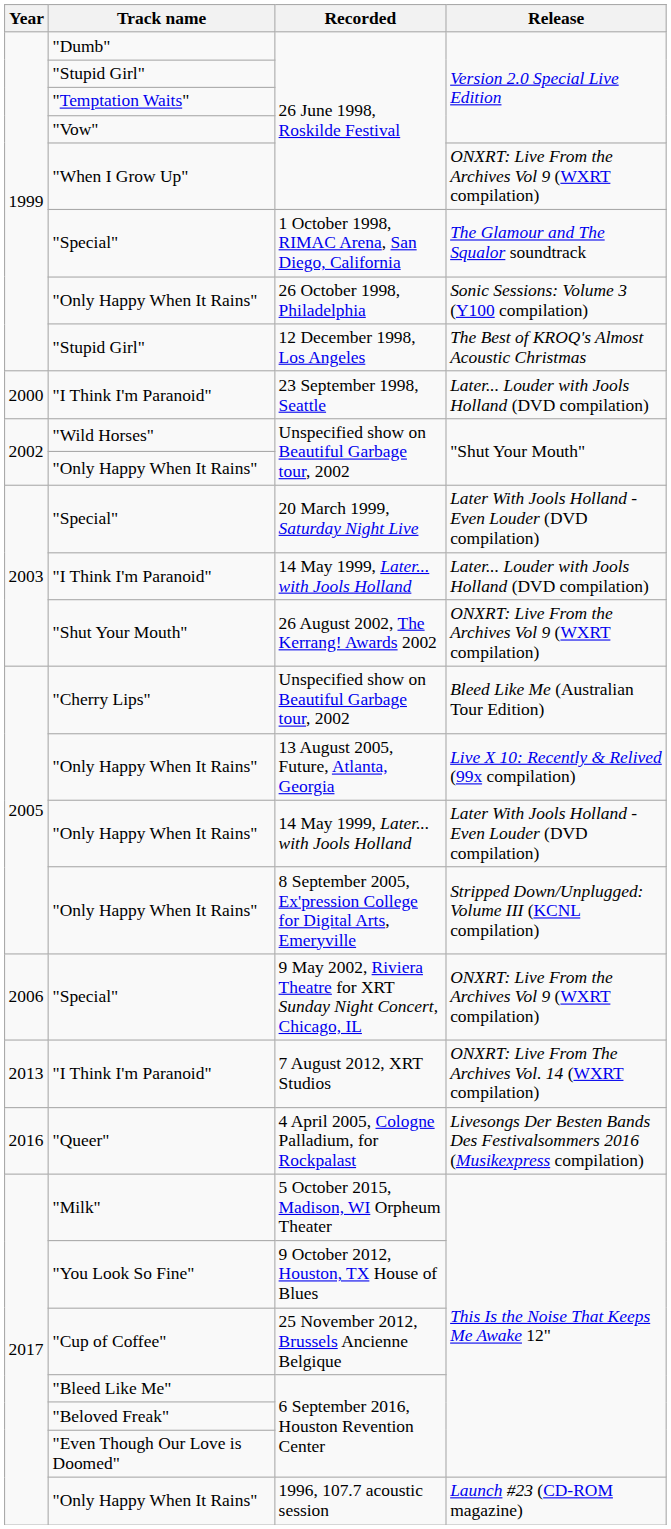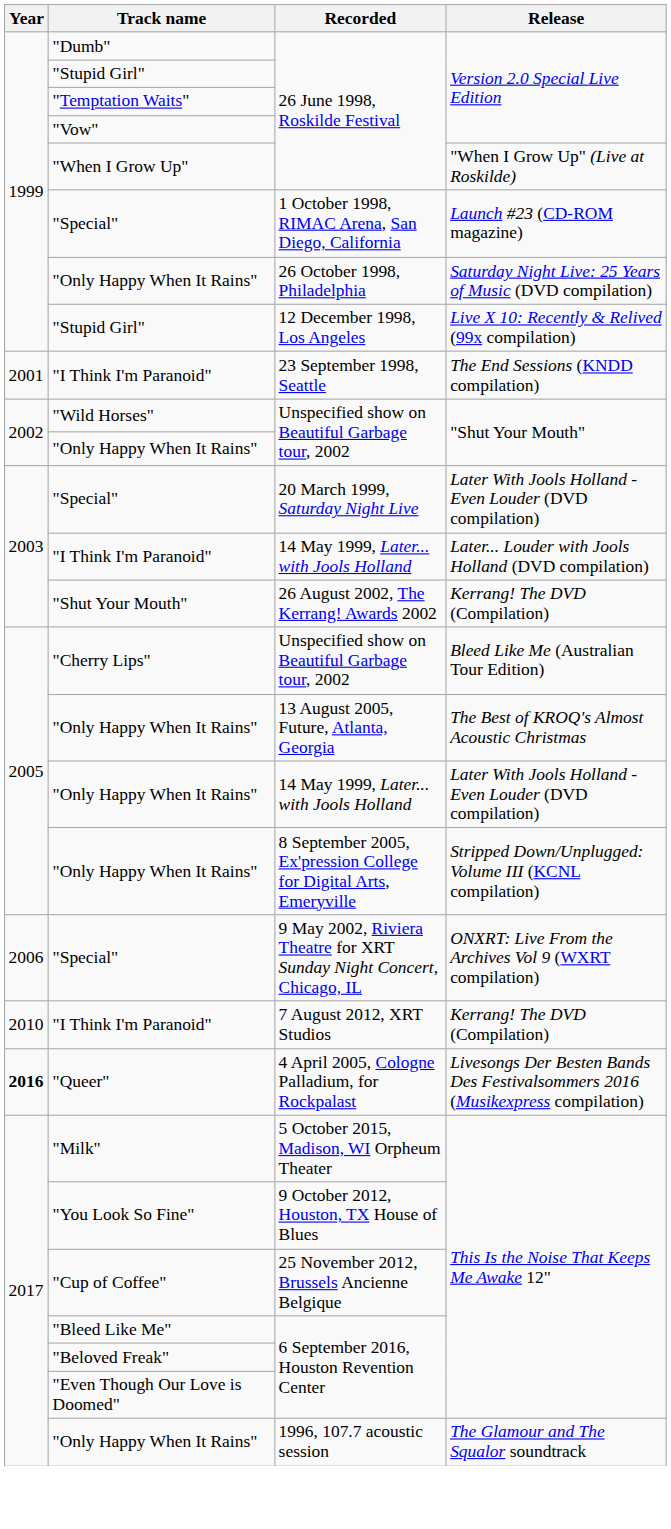(531, 176) ONXRT: Live From the Archives Vol 9 (WXRT compilation) -> (547, 166) "When I Grow Up" (Live at Roskilde)
(527, 243) The Glamour and The Squalor soundtrack -> (532, 223) Launch #23 (CD-ROM magazine)
(539, 300) Sonic Sessions: Volume 3 (Y100 compilation) -> (555, 280) Saturday Night Live: 25 Years of Music (DVD compilation)
(547, 347) The Best of KROQ's Almost Acoustic Christmas -> (556, 327) Live X 10: Recently & Relived (99x compilation)
(26, 394) 2000 -> (26, 375) 2001
(549, 394) Later... Louder with Jools Holland (DVD compilation) -> (541, 375) The End Sessions (KNDD compilation)
(531, 632) ONXRT: Live From the Archives Vol 9 (WXRT compilation) -> (518, 603) Kerrang! The DVD (Compilation)
(556, 766) Live X 10: Recently & Relived (99x compilation) -> (547, 727) The Best of KROQ's Almost Acoustic Christmas
(26, 1073) 2013 -> (26, 1024) 2010
(537, 1073) ONXRT: Live From The Archives Vol. 14 (WXRT compilation) -> (518, 1024) Kerrang! The DVD (Compilation)
(26, 1140) normal -> (26, 1081) bold
(532, 1500) Launch #23 (CD-ROM magazine) -> (527, 1442) The Glamour and The Squalor soundtrack
